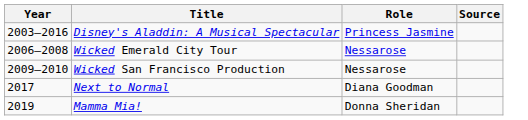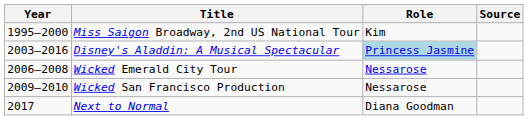+ row: (217, 32)
(399, 32) no background -> (420, 51) lightblue background
- row: (108, 106)
